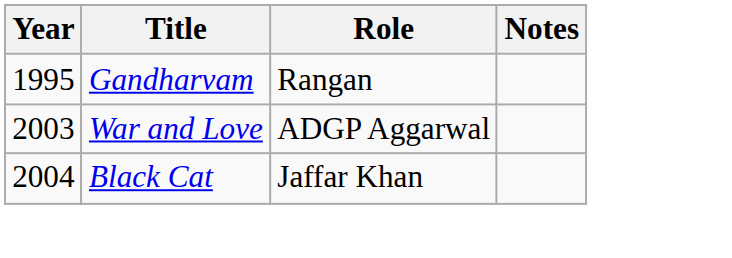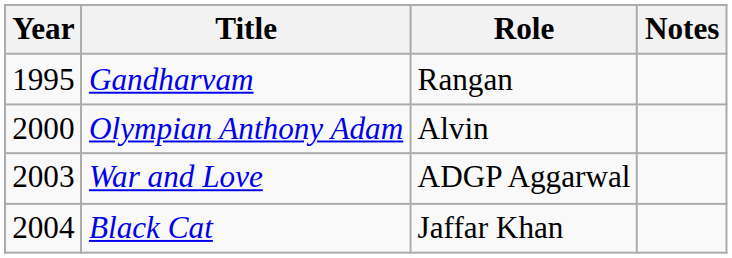+ row: (246, 128)
